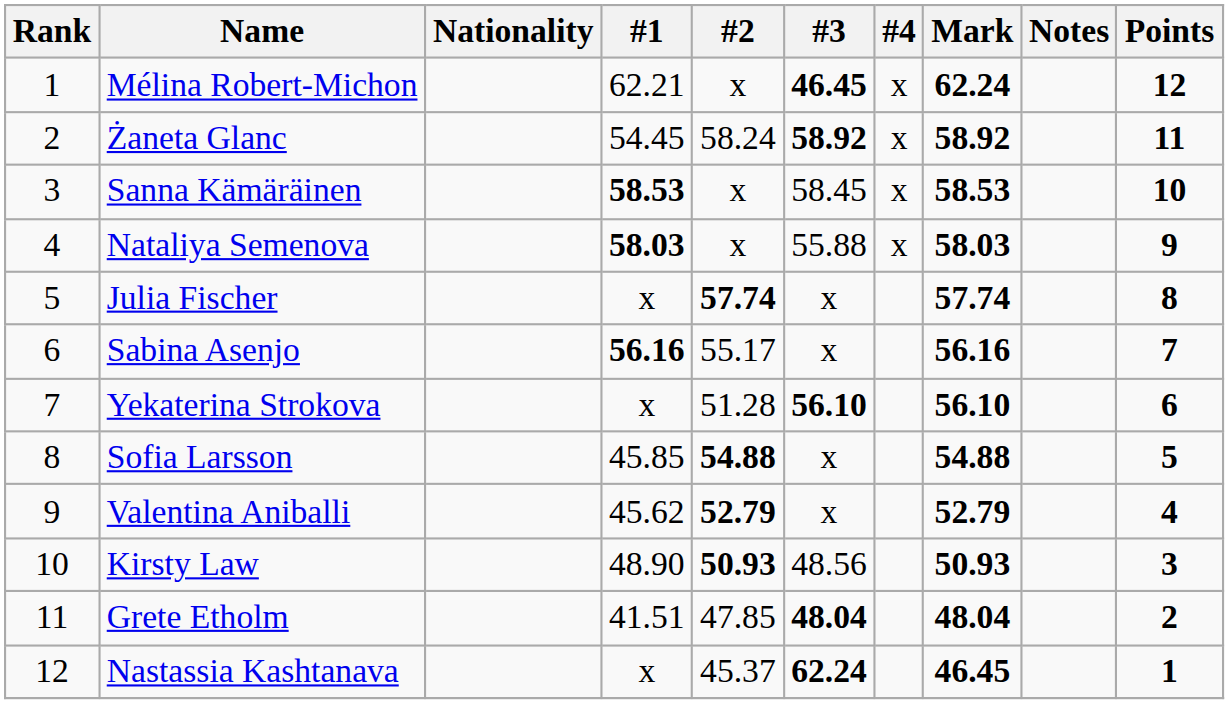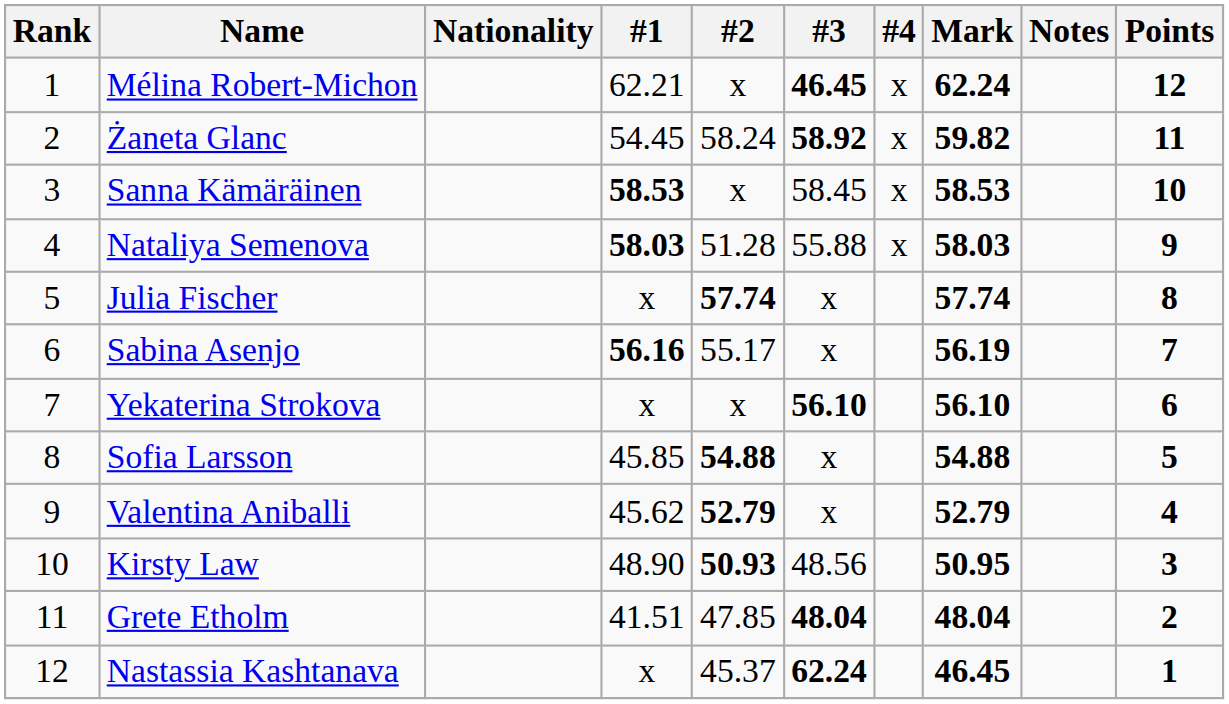(972, 137) 58.92 -> (972, 137) 59.82
(738, 244) x -> (738, 244) 51.28
(972, 350) 56.16 -> (972, 350) 56.19
(738, 404) 51.28 -> (738, 404) x
(972, 564) 50.93 -> (972, 564) 50.95
